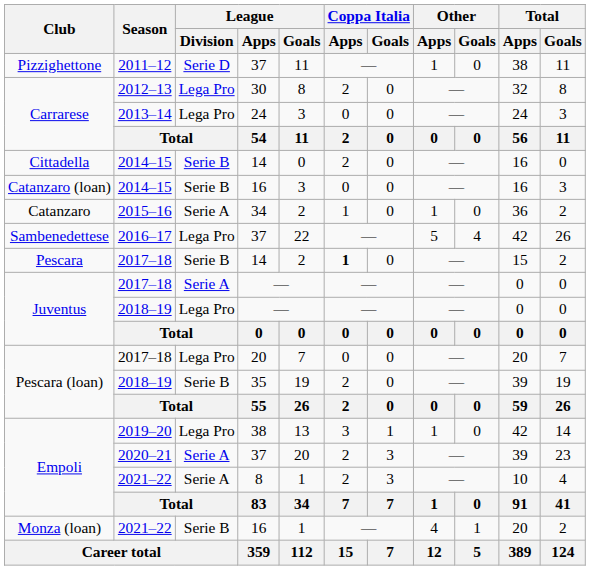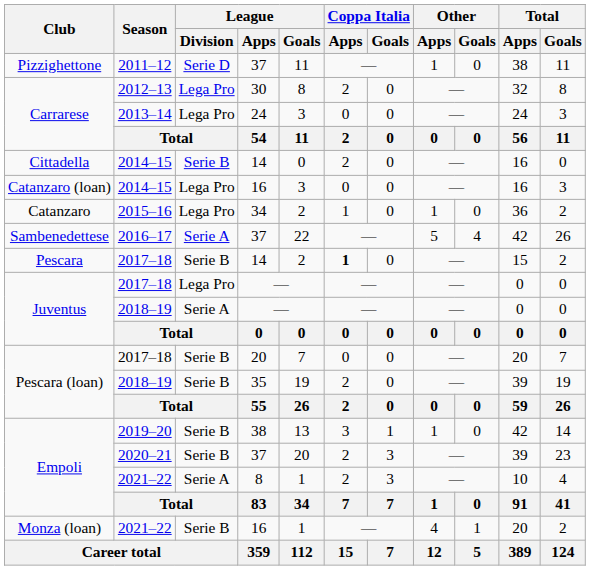(207, 187) Serie B -> (207, 187) Lega Pro
(207, 211) Serie A -> (207, 211) Lega Pro
(207, 235) Lega Pro -> (207, 235) Serie A
(207, 284) Serie A -> (207, 284) Lega Pro
(207, 308) Lega Pro -> (207, 308) Serie A
(207, 357) Lega Pro -> (207, 357) Serie B
(207, 430) Lega Pro -> (207, 430) Serie B
(207, 455) Serie A -> (207, 455) Serie B
